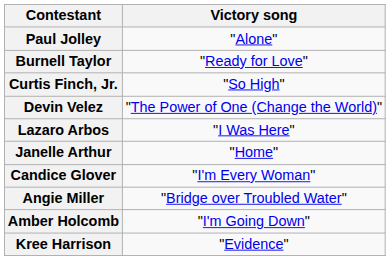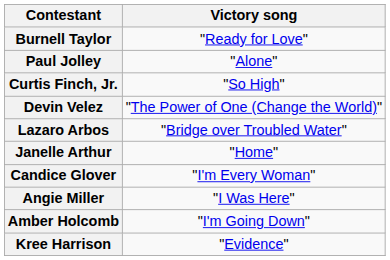rows swapped: (63, 38) <-> (63, 61)
(254, 130) "I Was Here" -> (254, 130) "Bridge over Troubled Water"
(254, 198) "Bridge over Troubled Water" -> (254, 198) "I Was Here"
